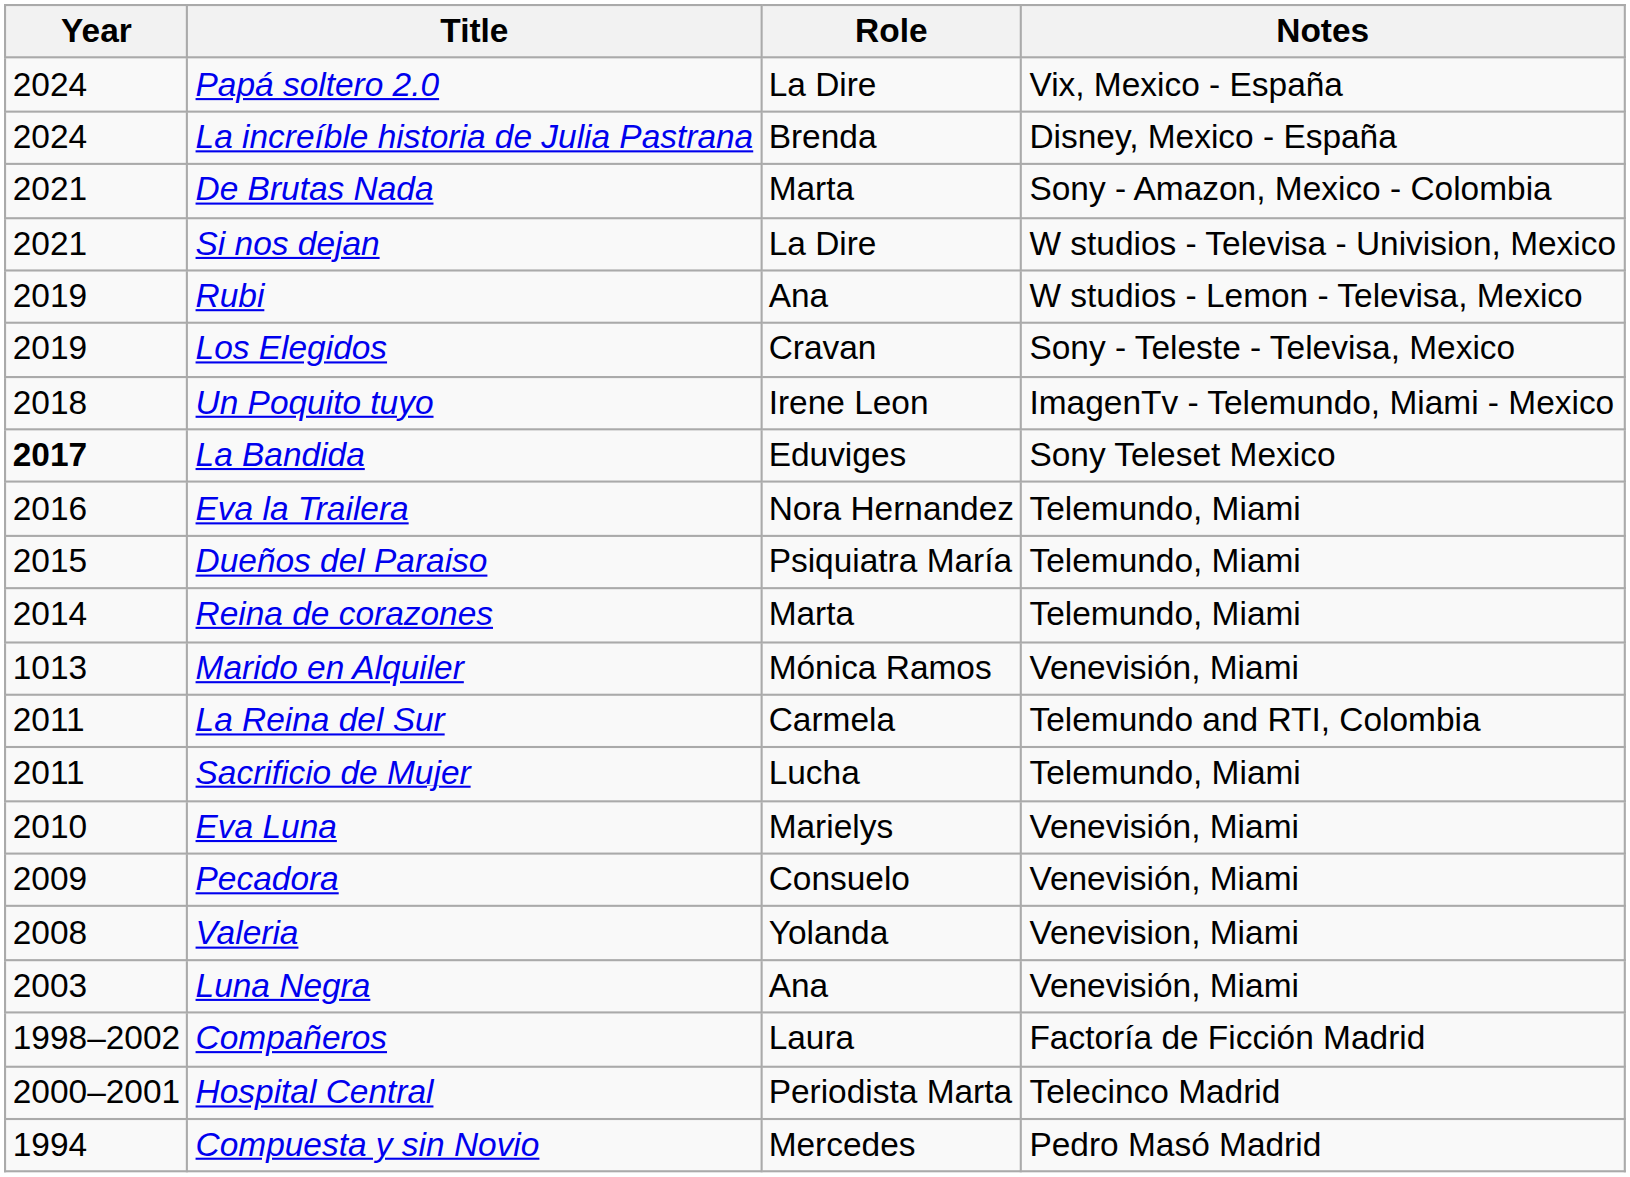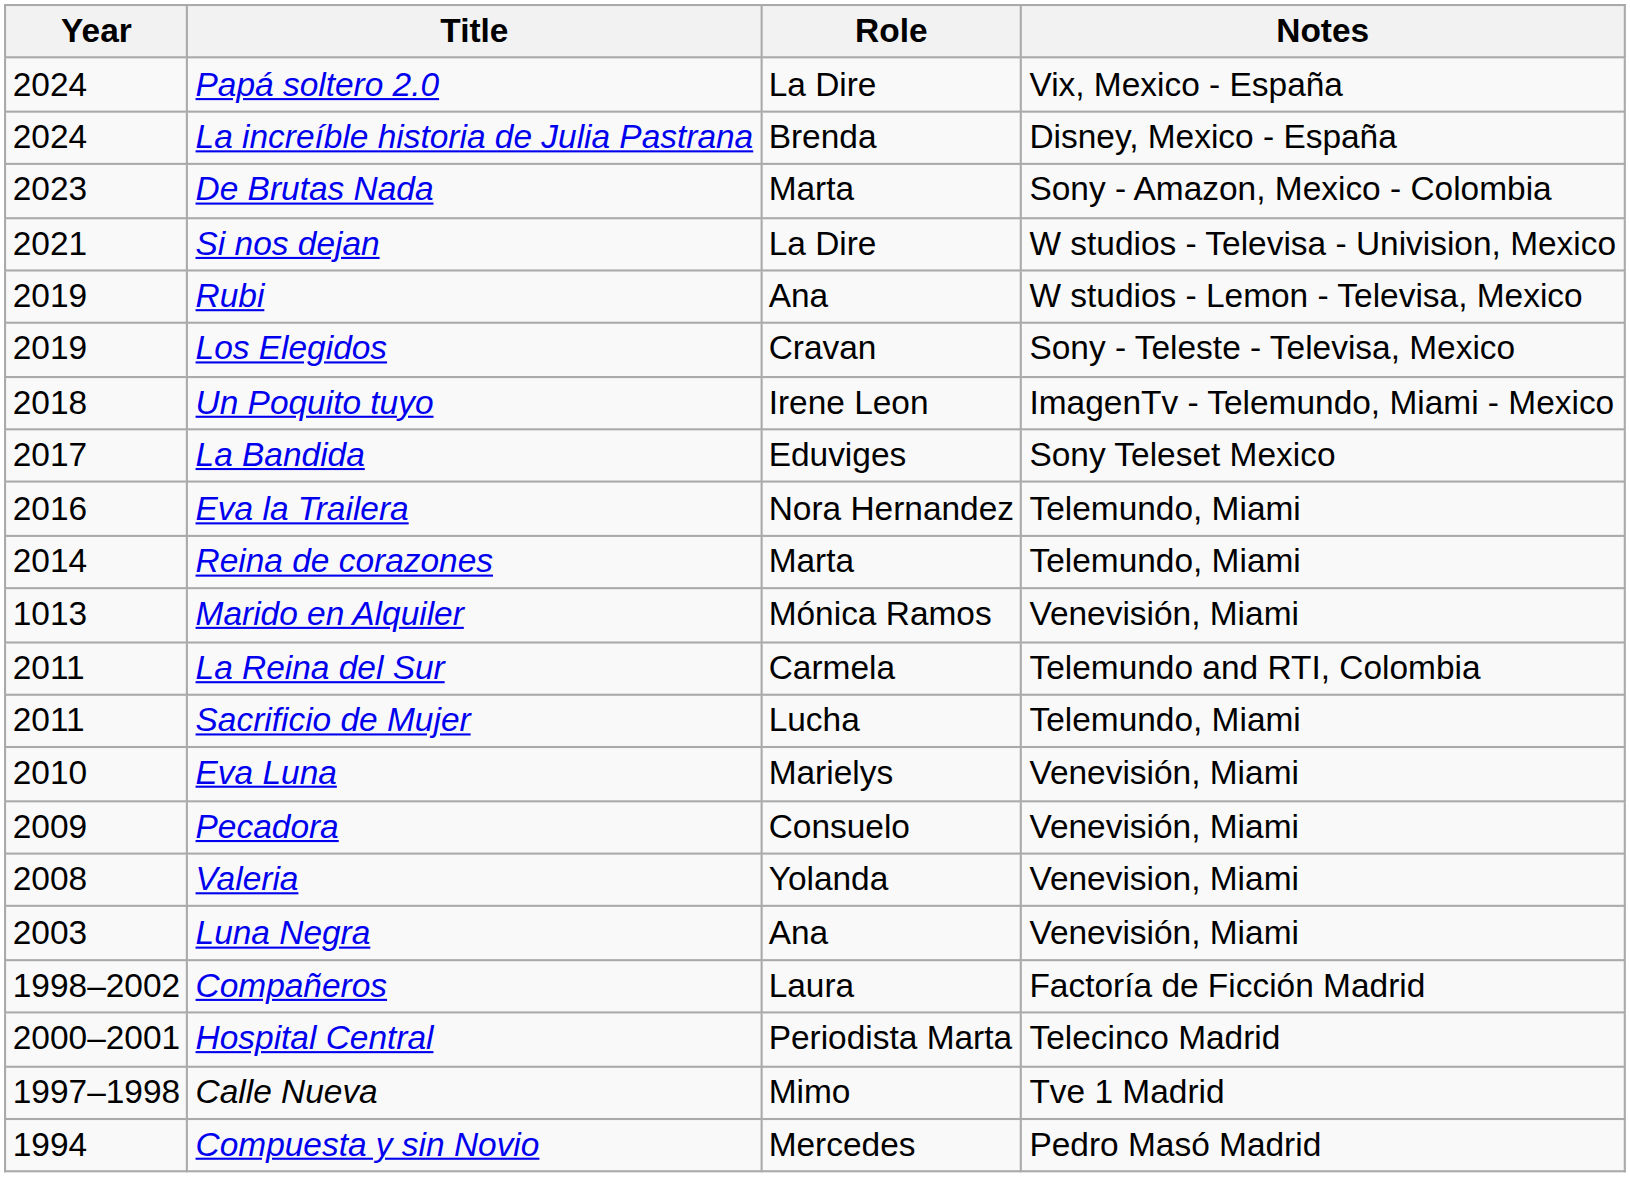(50, 190) 2021 -> (50, 190) 2023
(50, 455) bold -> (50, 455) normal
- row: (341, 561)
+ row: (287, 1091)
